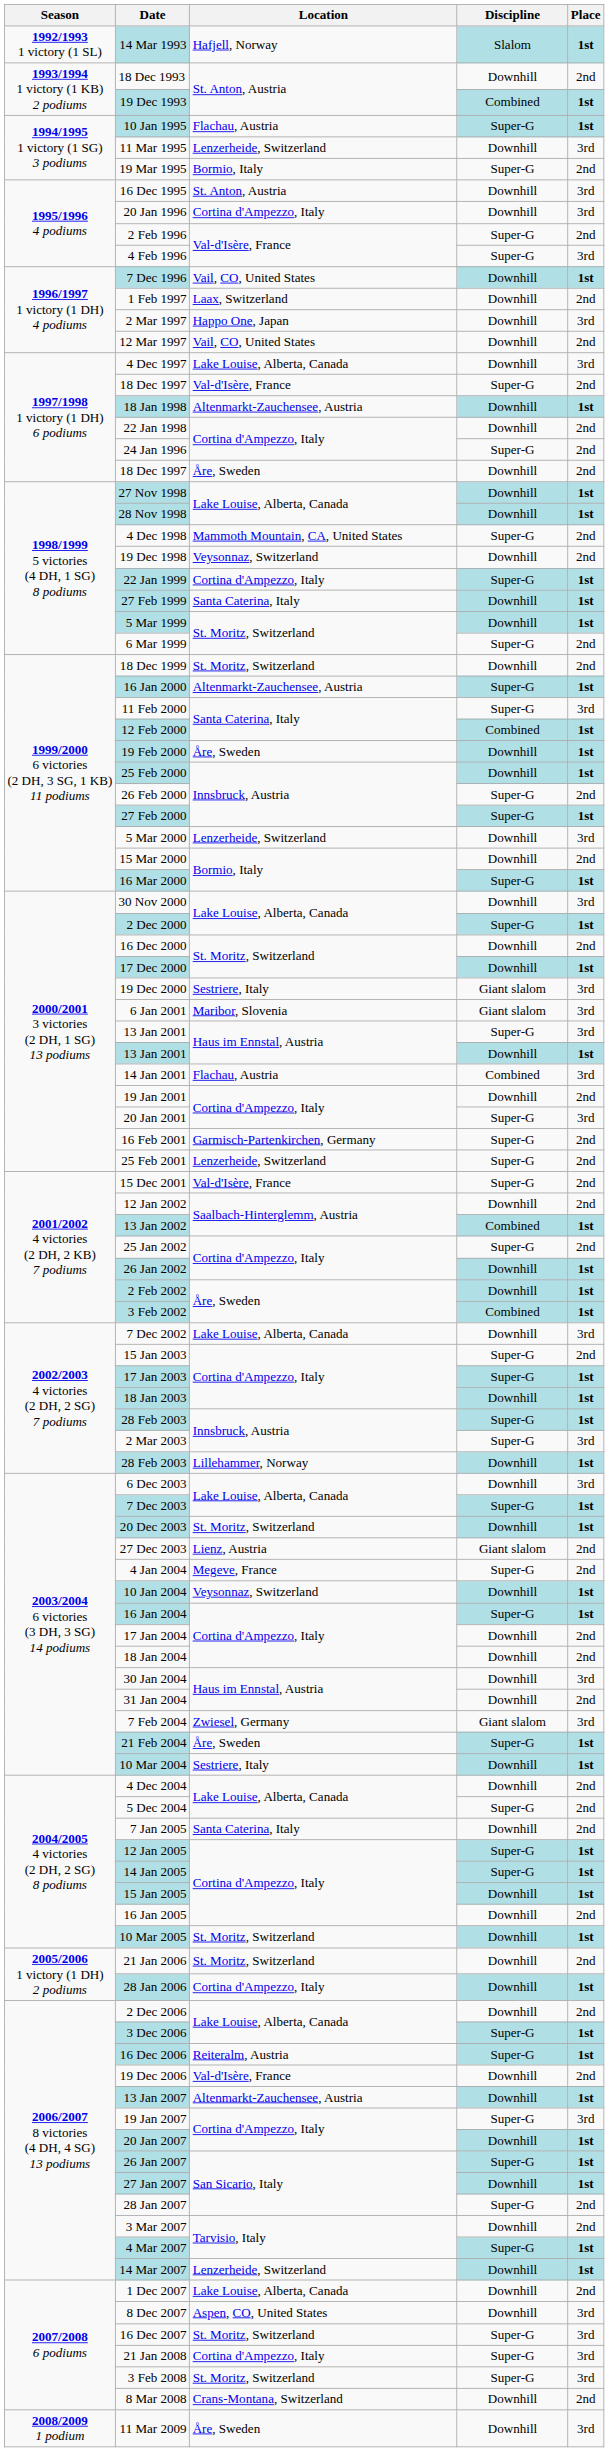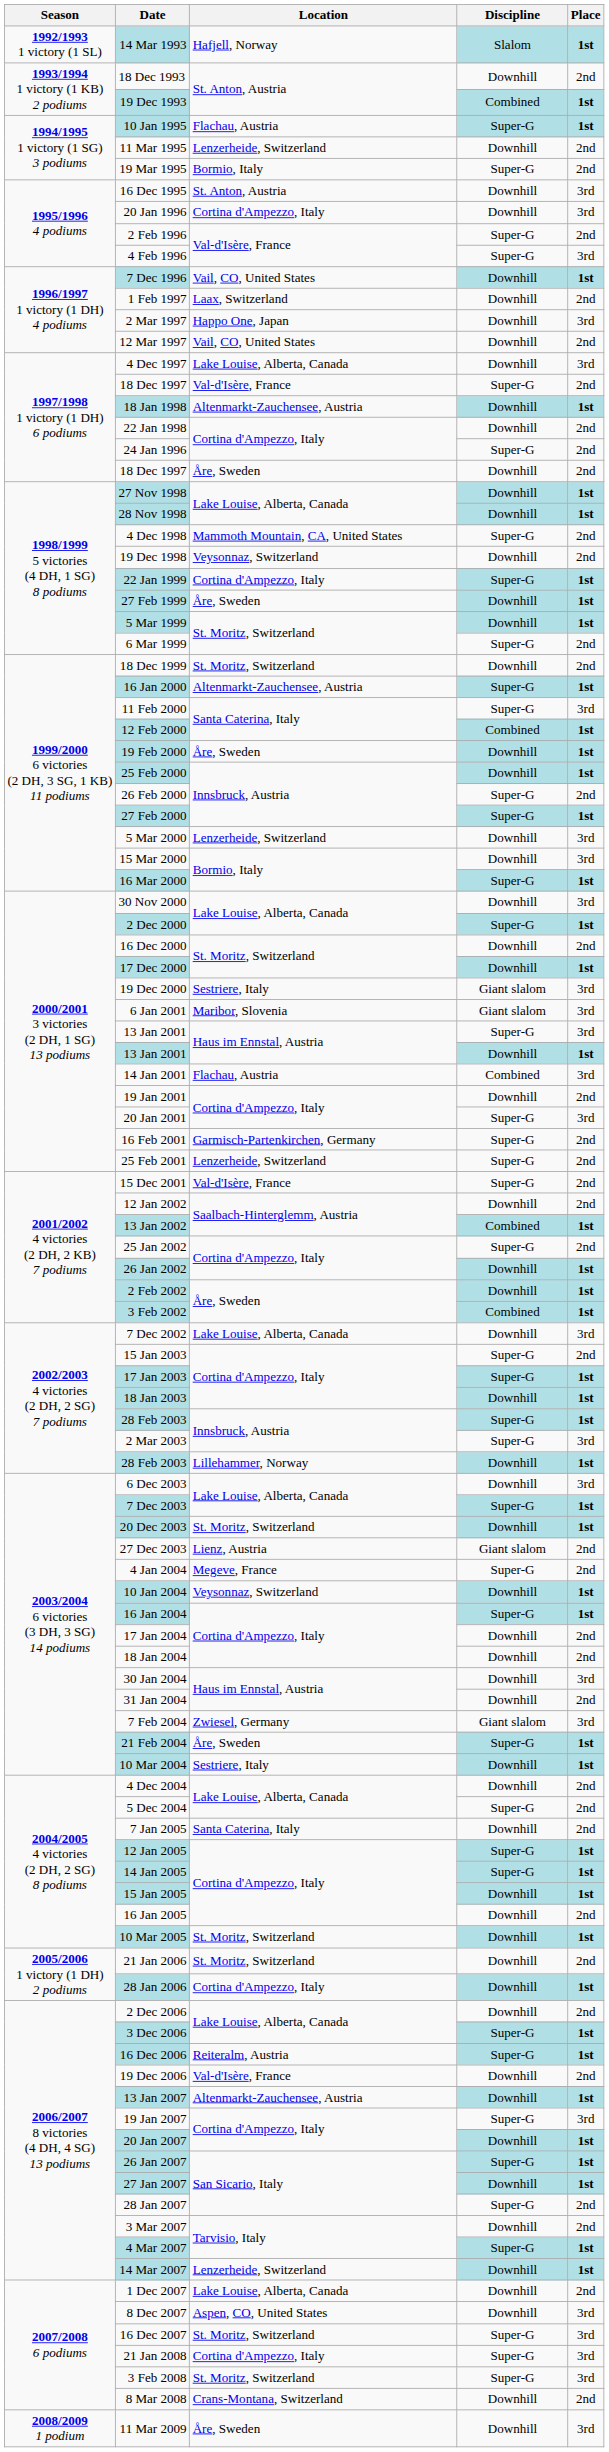(586, 148) 3rd -> (586, 148) 2nd
(246, 600) Santa Caterina, Italy -> (226, 600) Åre, Sweden
(586, 859) 2nd -> (586, 859) 3rd
